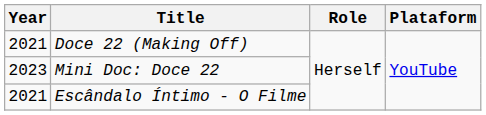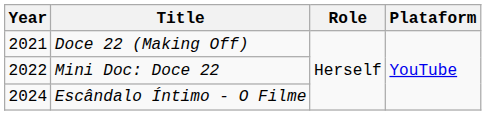(28, 70) 2023 -> (28, 70) 2022
(28, 97) 2021 -> (28, 97) 2024
